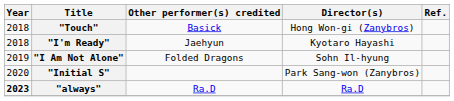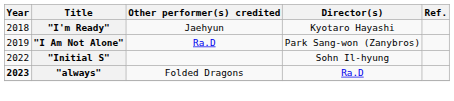- row: (79, 27)
(204, 58) Folded Dragons -> (204, 42) Ra.D
(352, 58) Sohn Il-hyung -> (352, 42) Park Sang-won (Zanybros)
(18, 73) 2020 -> (18, 58) 2022
(352, 73) Park Sang-won (Zanybros) -> (352, 58) Sohn Il-hyung
(204, 88) Ra.D -> (204, 73) Folded Dragons
